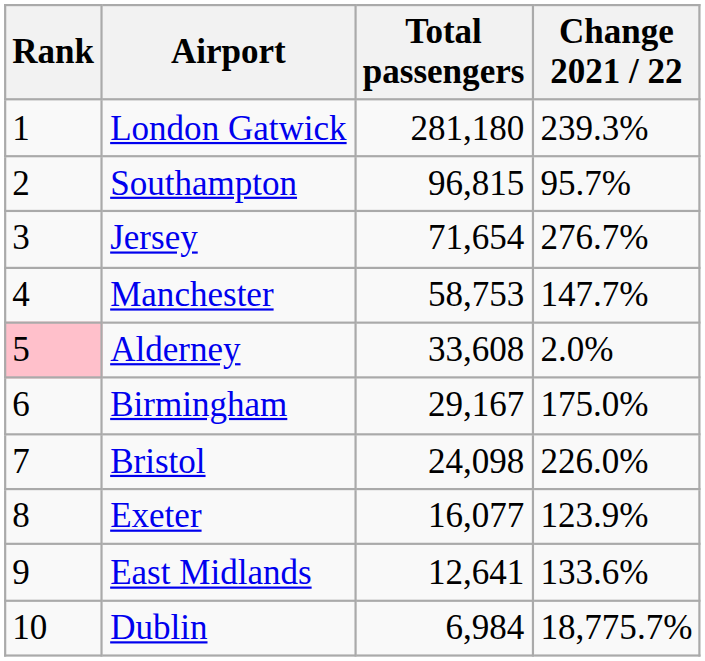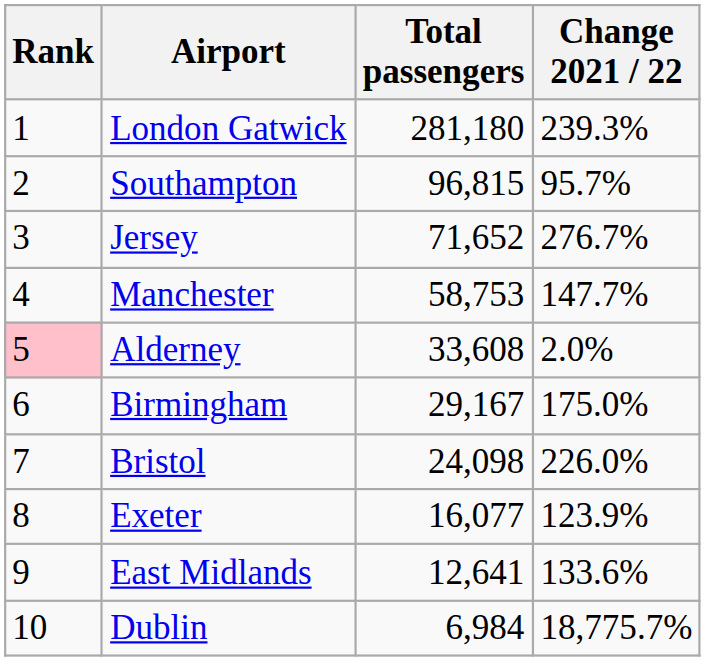(476, 238) 71,654 -> (476, 238) 71,652
